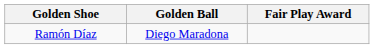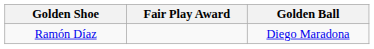columns swapped: (187, 14) <-> (308, 14)
